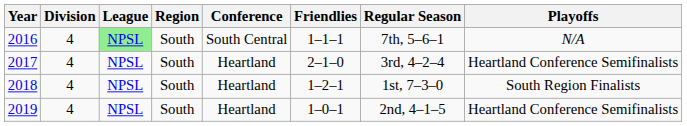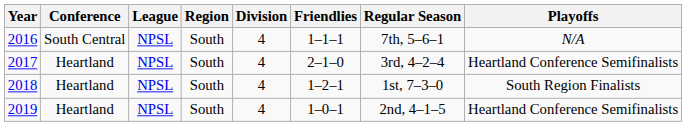columns swapped: (70, 16) <-> (247, 16)
(125, 39) lightgreen background -> (155, 39) no background
